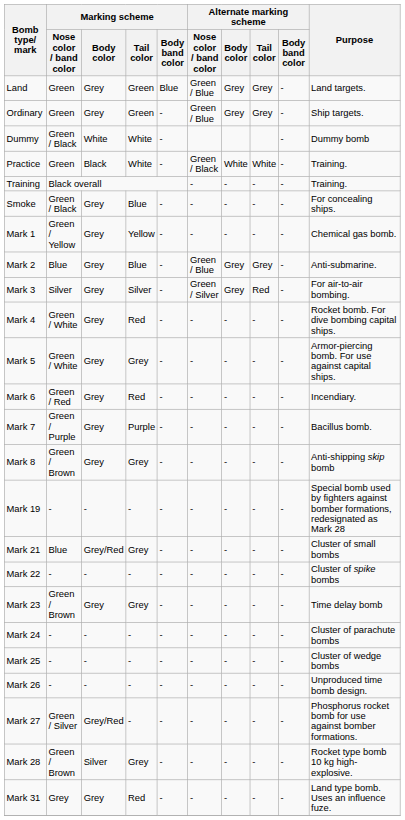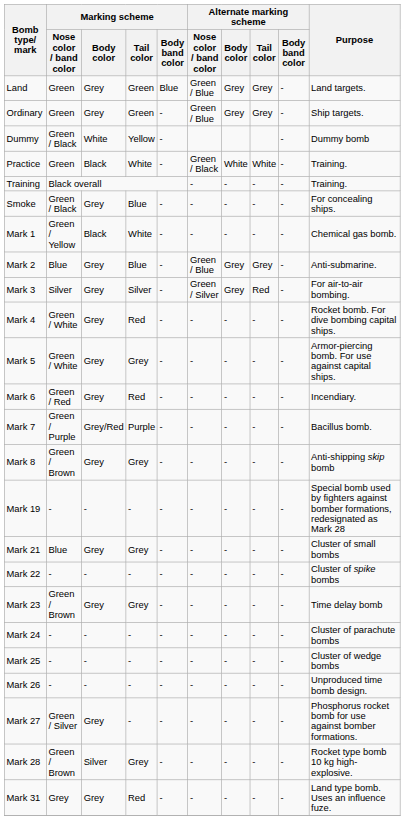(140, 139) White -> (141, 139) Yellow
(94, 234) Grey -> (95, 234) Black
(141, 234) Yellow -> (140, 234) White
(94, 427) Grey -> (104, 427) Grey/Red
(104, 549) Grey/Red -> (94, 549) Grey
(104, 721) Grey/Red -> (94, 721) Grey
